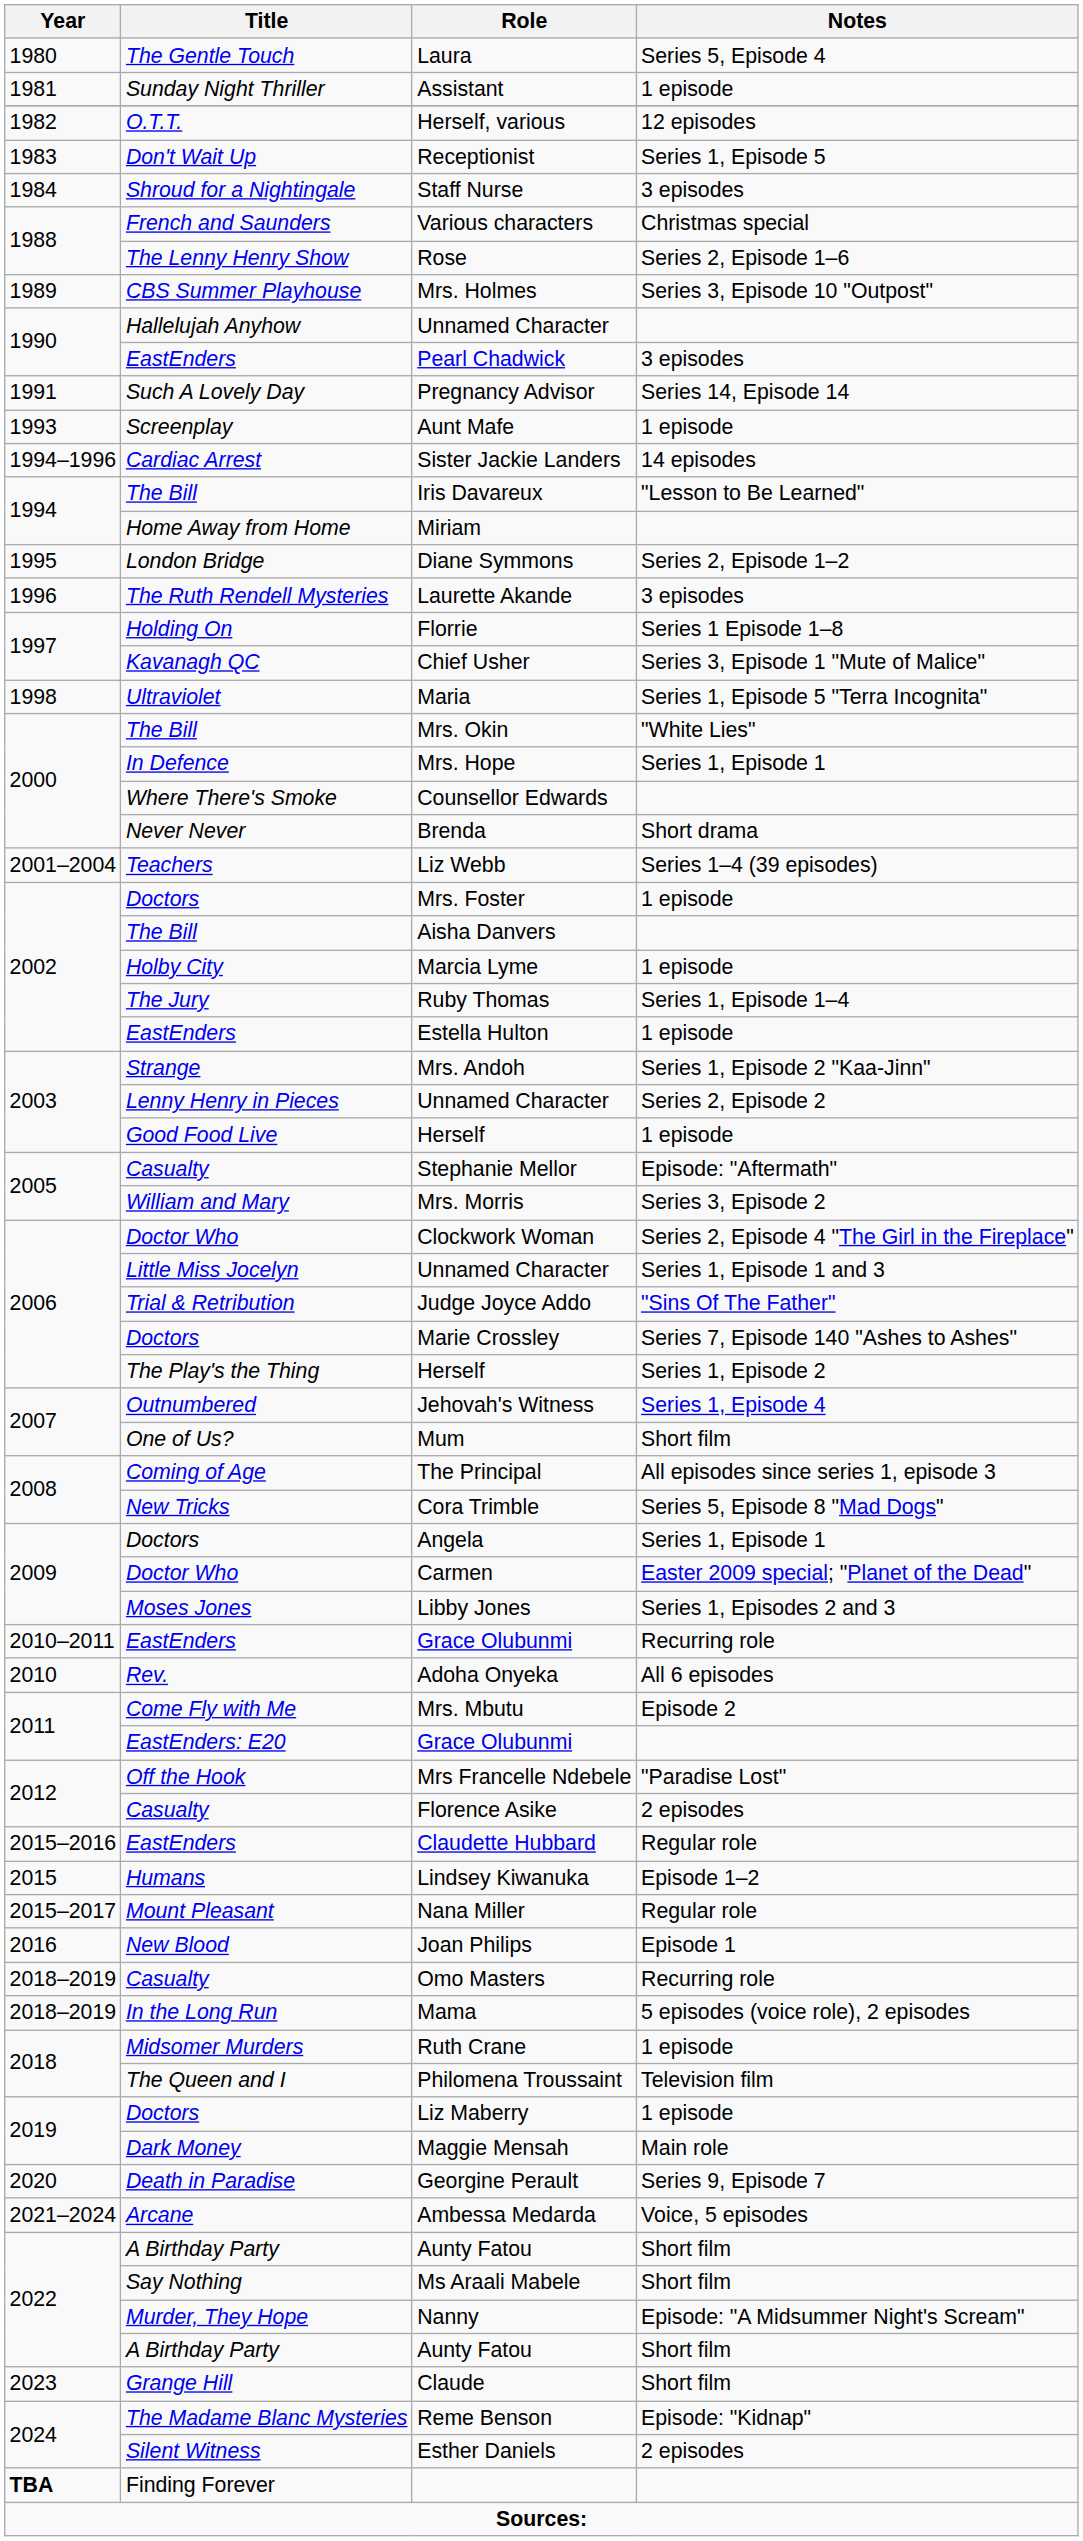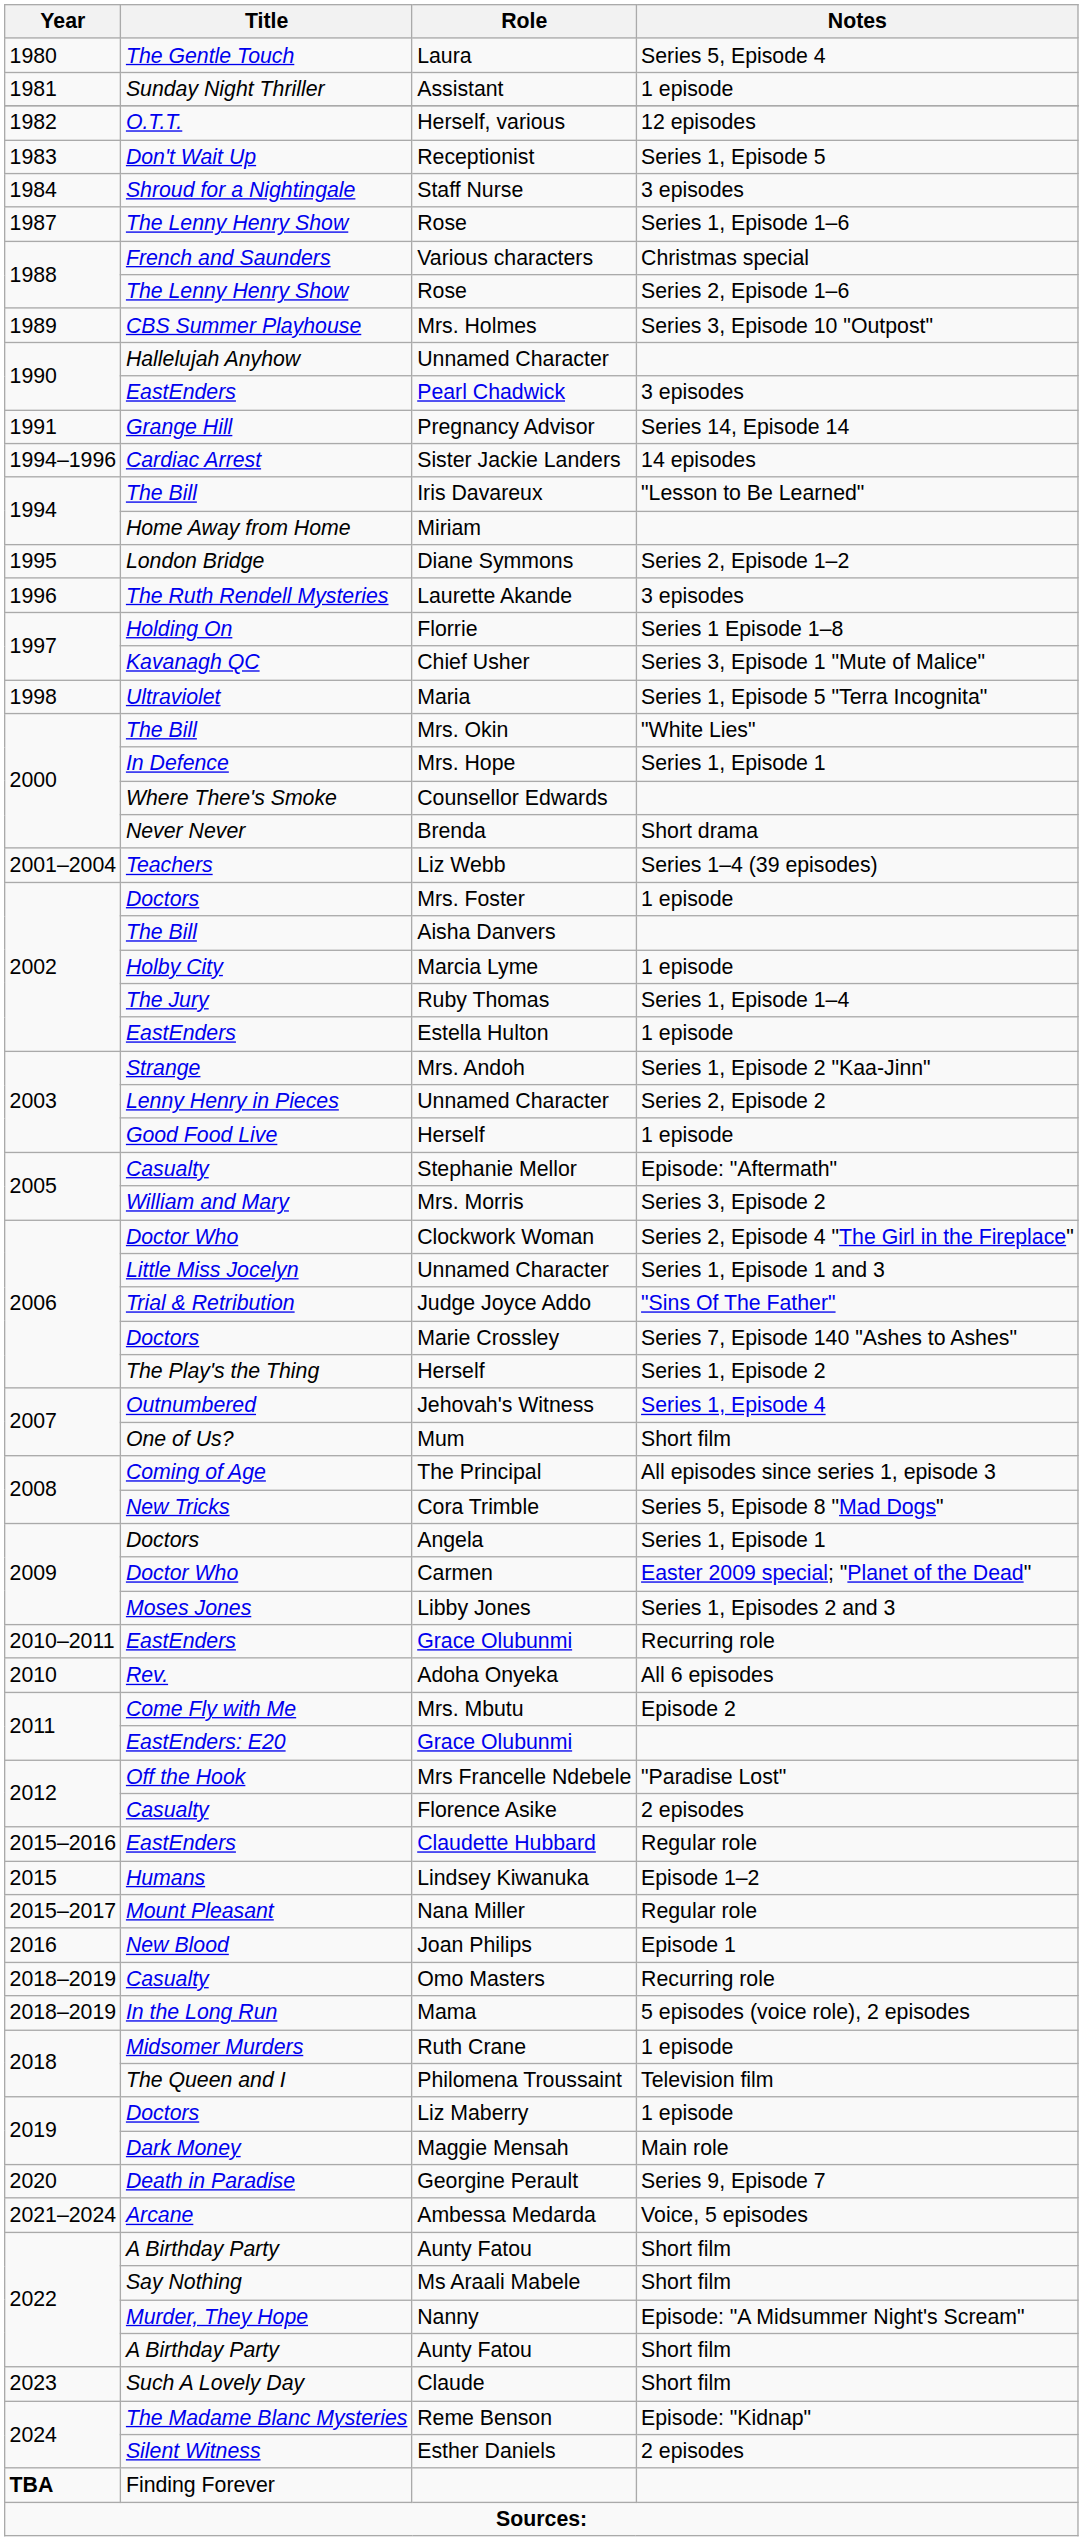+ row: (442, 223)
(215, 392) Such A Lovely Day -> (179, 426) Grange Hill
- row: (466, 426)
(179, 2383) Grange Hill -> (215, 2383) Such A Lovely Day
